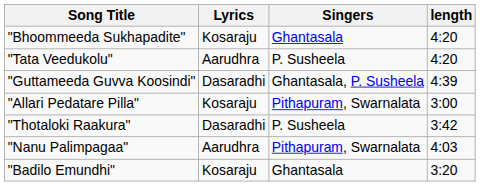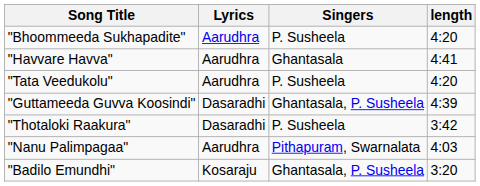(229, 37) Kosaraju -> (231, 37) Aarudhra
(307, 37) Ghantasala -> (308, 37) P. Susheela
+ row: (60, 59)
- row: (73, 103)
(307, 170) Ghantasala -> (348, 170) Ghantasala, P. Susheela
